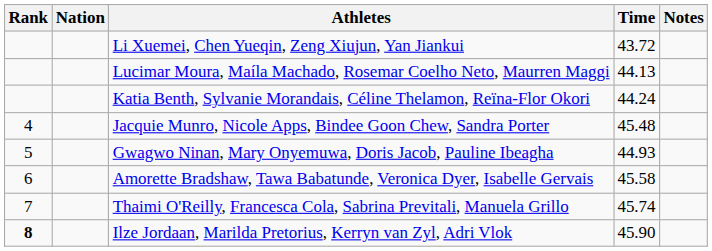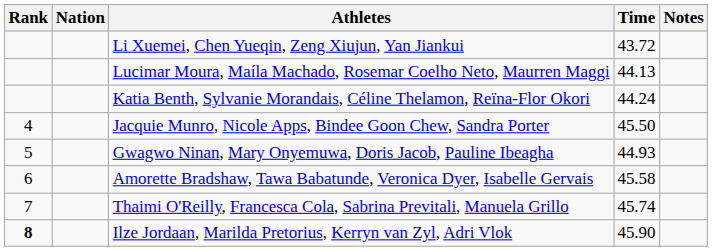(636, 125) 45.48 -> (636, 125) 45.50
